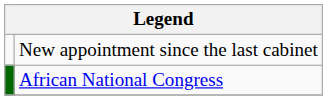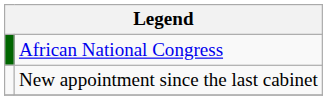rows swapped: (121, 79) <-> (168, 49)
